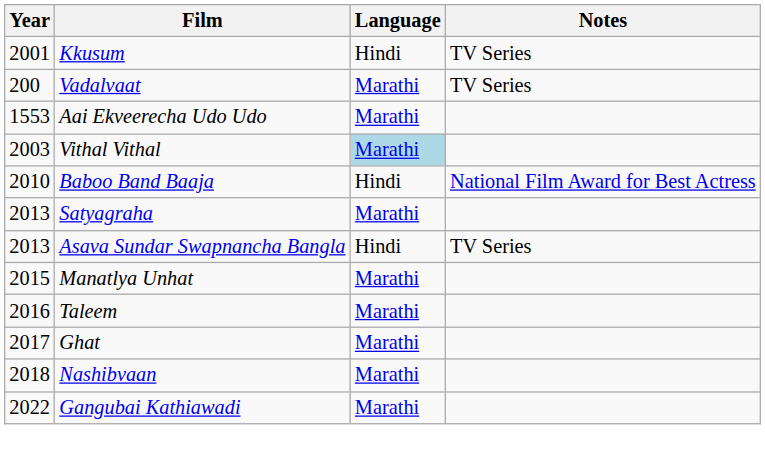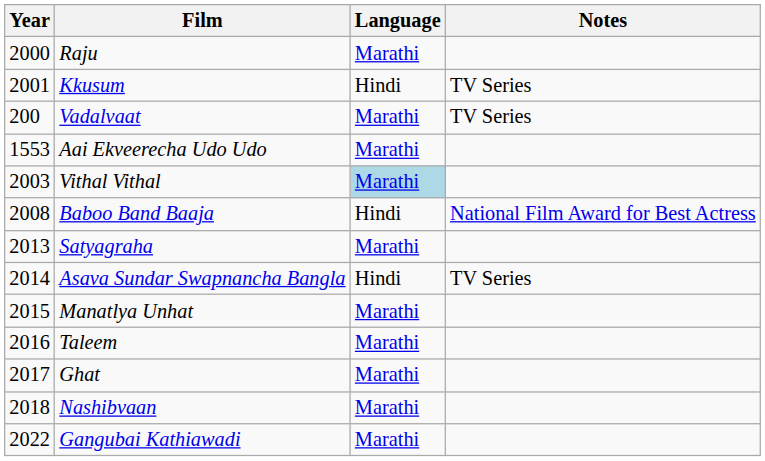+ row: (79, 52)
(30, 181) 2010 -> (30, 213) 2008
(30, 246) 2013 -> (30, 278) 2014
